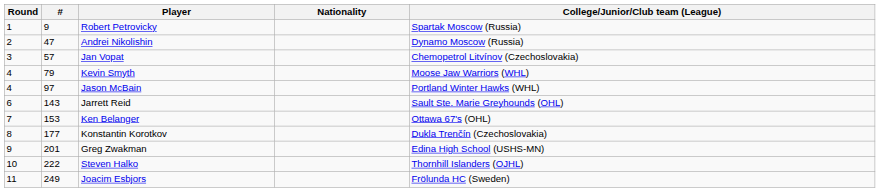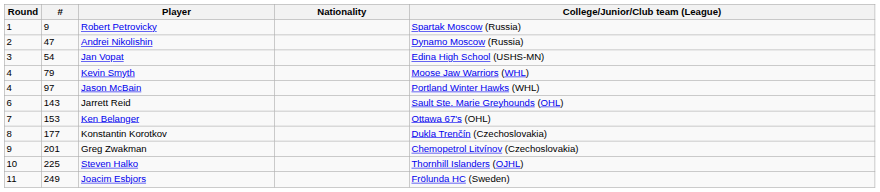(49, 57) 57 -> (49, 57) 54
(495, 57) Chemopetrol Litvínov (Czechoslovakia) -> (478, 57) Edina High School (USHS-MN)
(478, 149) Edina High School (USHS-MN) -> (495, 149) Chemopetrol Litvínov (Czechoslovakia)
(52, 164) 222 -> (52, 164) 225
